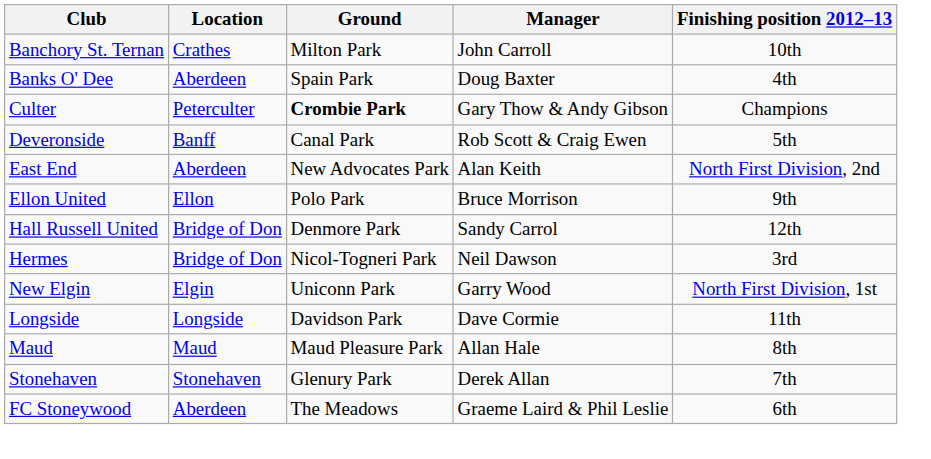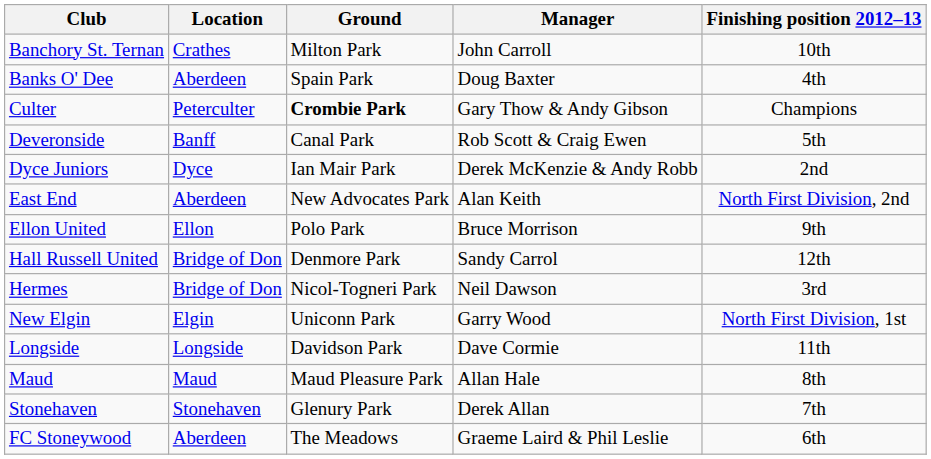+ row: (58, 169)
